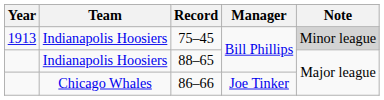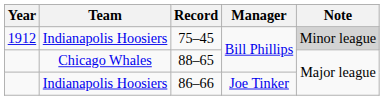(22, 38) 1913 -> (22, 38) 1912
(105, 60) Indianapolis Hoosiers -> (105, 60) Chicago Whales
(105, 83) Chicago Whales -> (105, 83) Indianapolis Hoosiers
